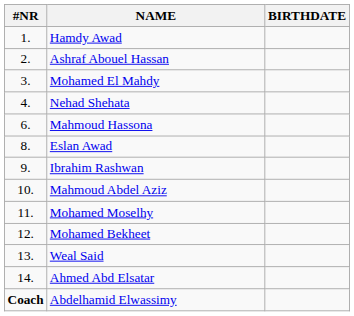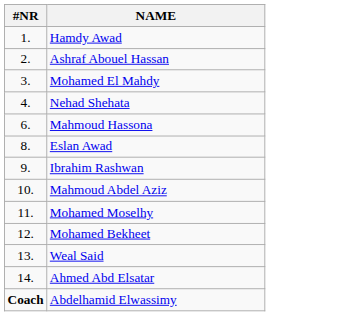- column: (307, 15)
